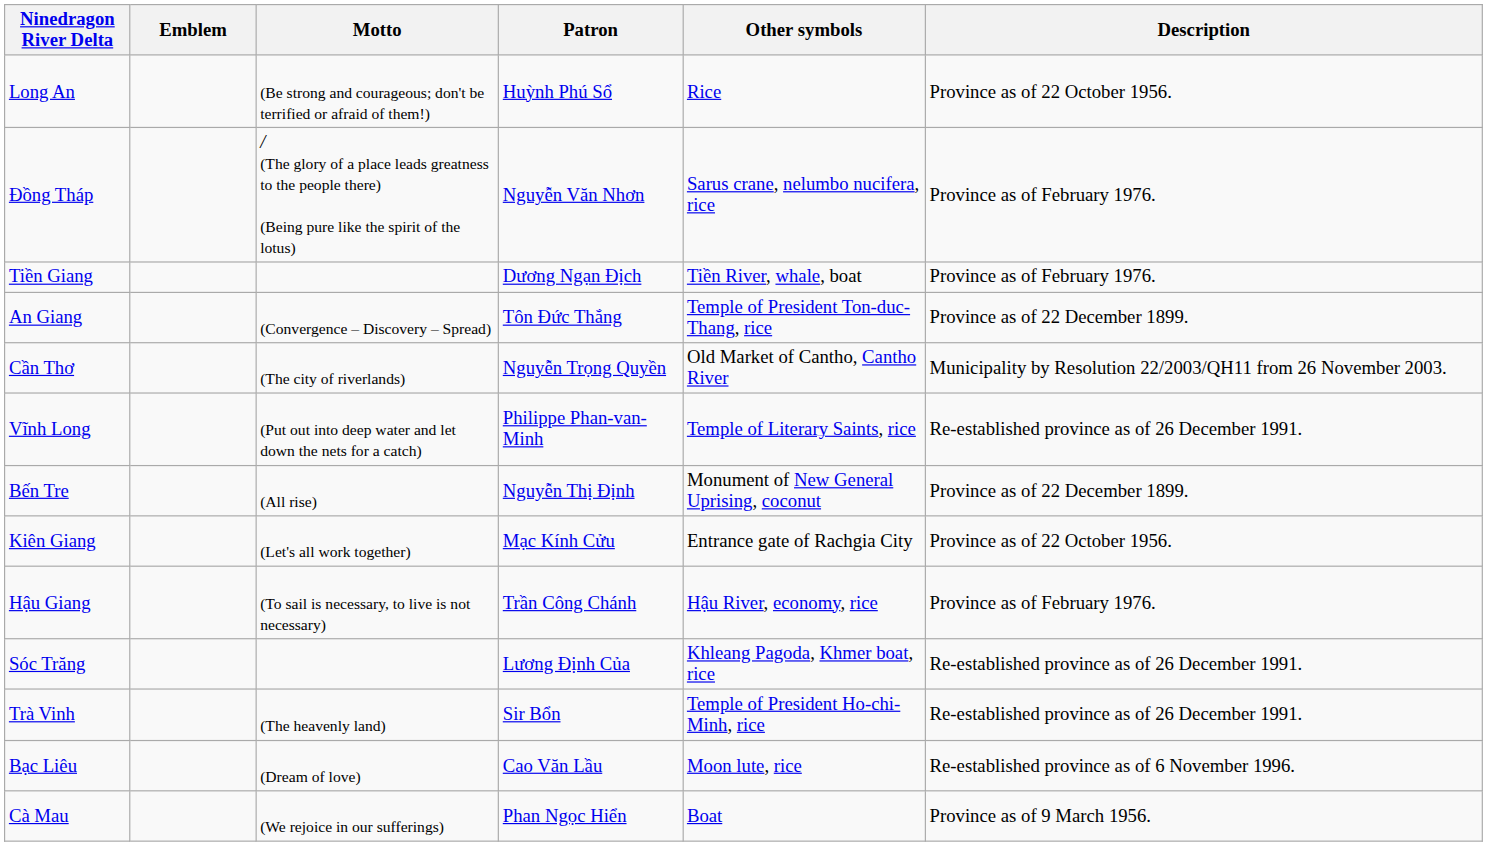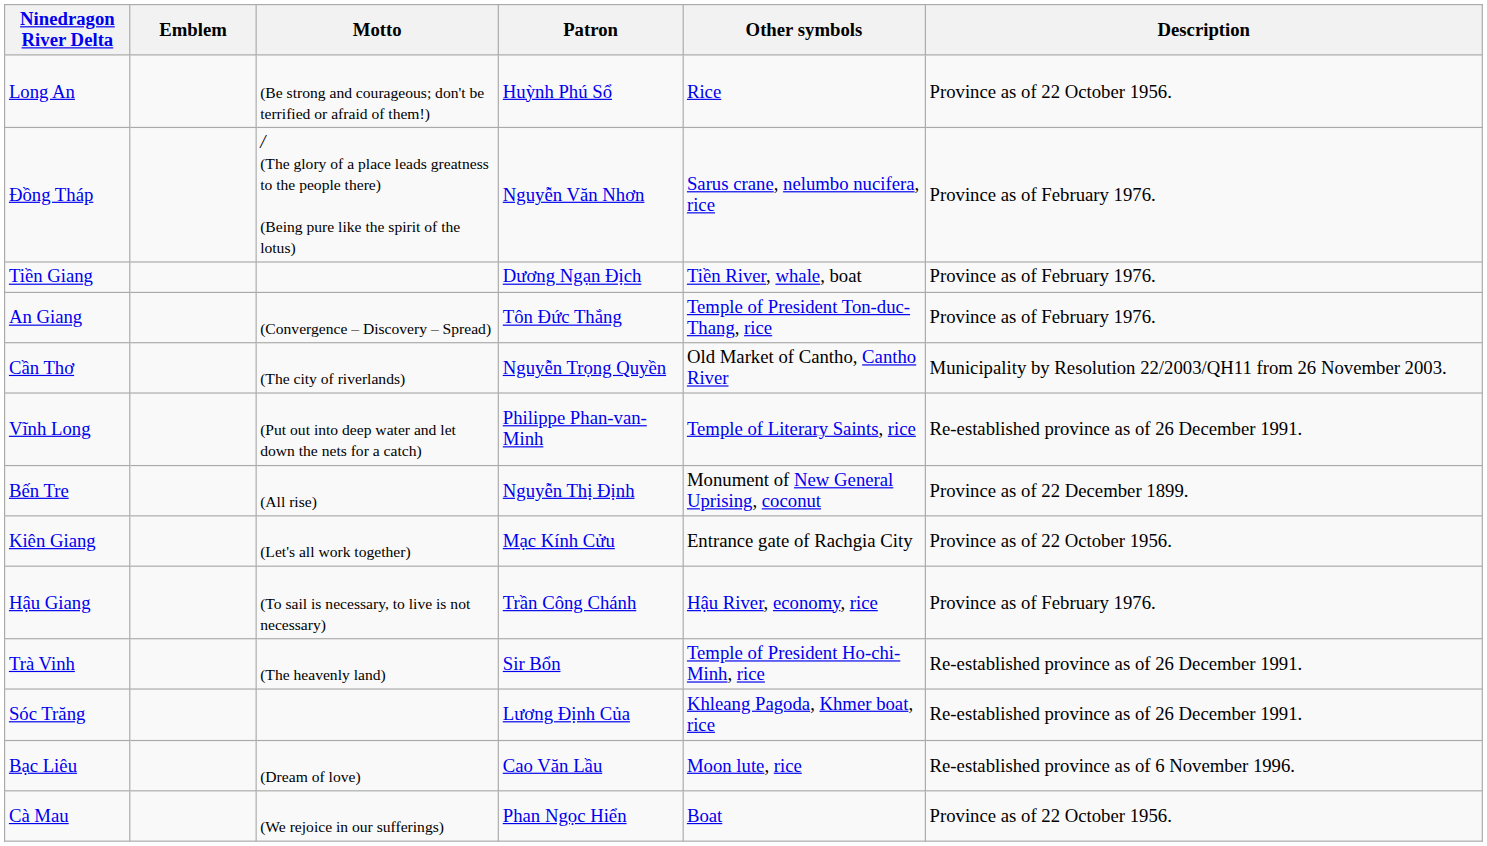(1059, 317) Province as of 22 December 1899. -> (1043, 317) Province as of February 1976.
rows swapped: (42, 714) <-> (47, 663)
(1040, 815) Province as of 9 March 1956. -> (1051, 815) Province as of 22 October 1956.
